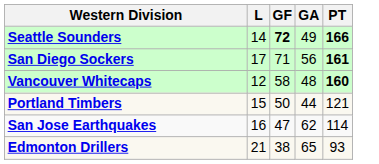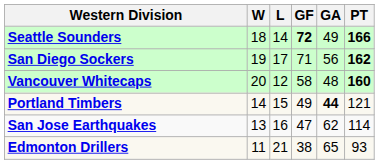+ column: (258, 15)
(337, 59) 161 -> (359, 59) 162
(282, 103) 50 -> (304, 103) 49
(309, 103) normal -> (331, 103) bold
